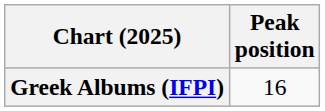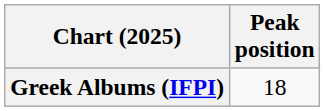(275, 86) 16 -> (275, 86) 18
